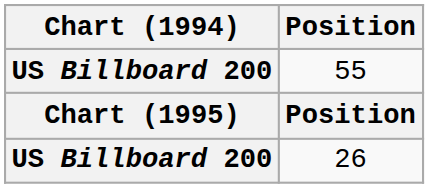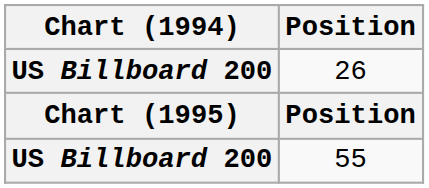rows swapped: (351, 160) <-> (351, 71)
